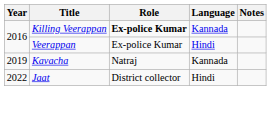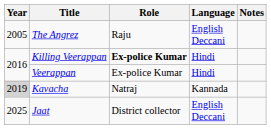+ row: (55, 34)
(210, 28) Kannada -> (203, 56) Hindi
(17, 61) no background -> (17, 89) lightgrey background
(17, 77) 2022 -> (17, 111) 2025
(203, 77) Hindi -> (208, 111) English Deccani
